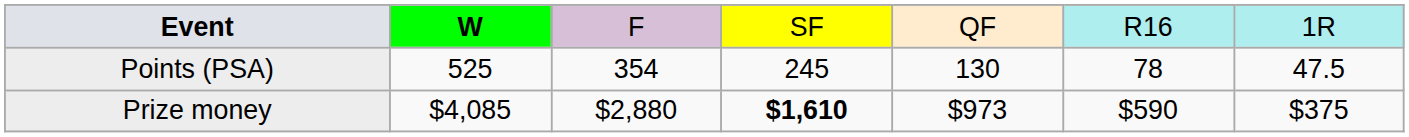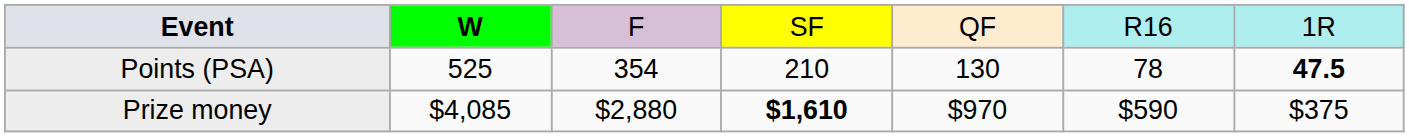(807, 69) 245 -> (807, 69) 210
(1319, 69) normal -> (1319, 69) bold
(977, 111) $973 -> (977, 111) $970
